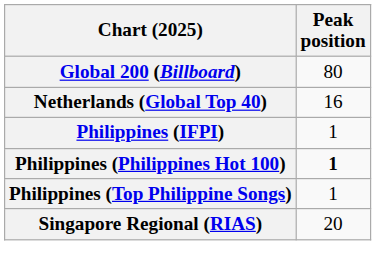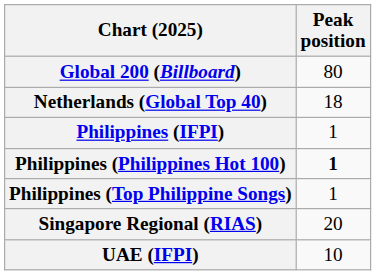(333, 102) 16 -> (333, 102) 18
+ row: (150, 254)
